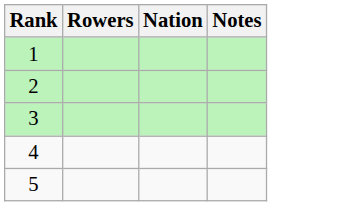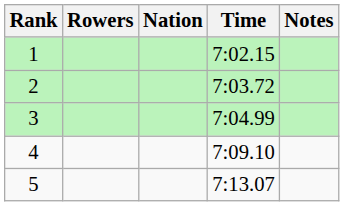+ column: (244, 20)
